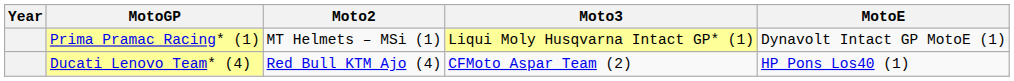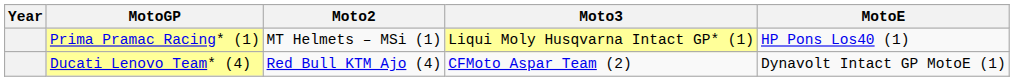(883, 40) Dynavolt Intact GP MotoE (1) -> (835, 40) HP Pons Los40 (1)
(835, 64) HP Pons Los40 (1) -> (883, 64) Dynavolt Intact GP MotoE (1)
